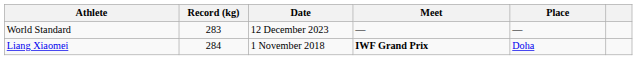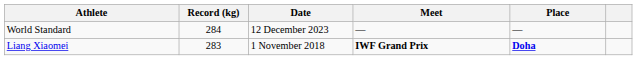(214, 30) 283 -> (214, 30) 284
(214, 47) 284 -> (214, 47) 283
(523, 47) normal -> (524, 47) bold
